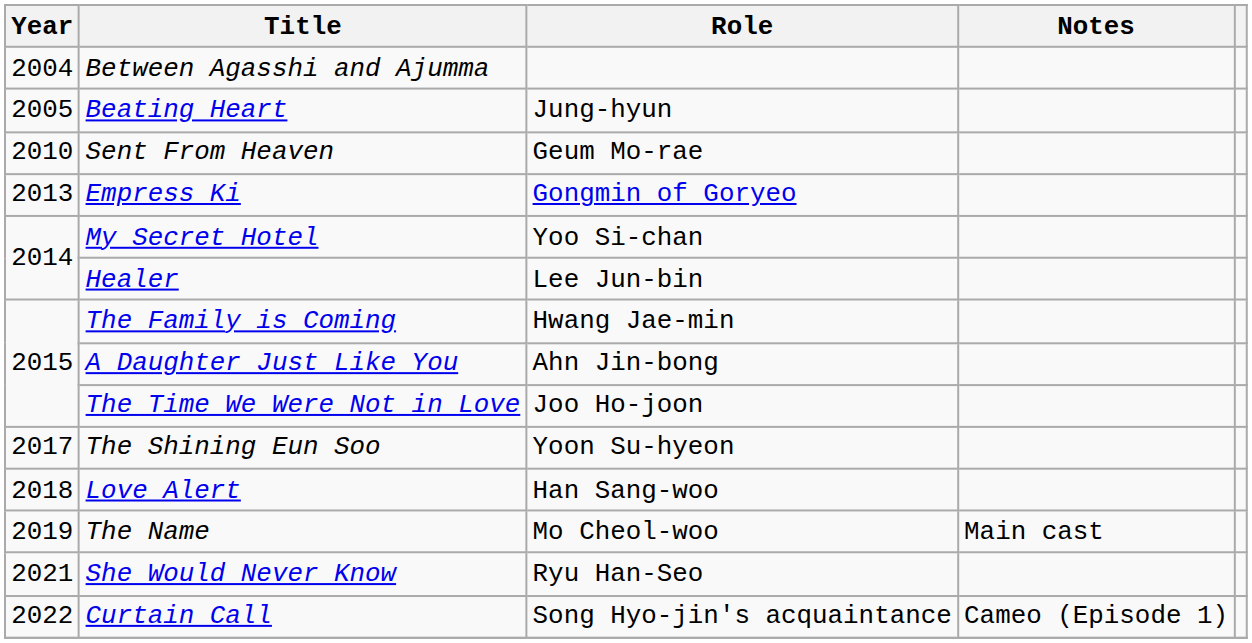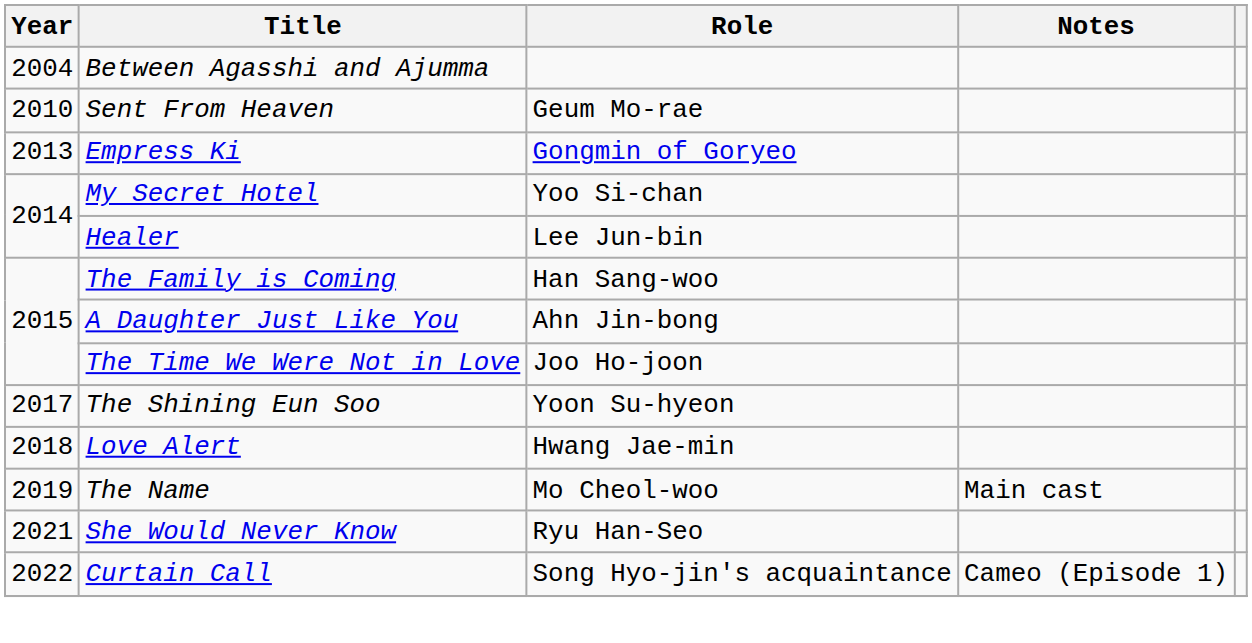- row: (187, 110)
(634, 321) Hwang Jae-min -> (626, 279) Han Sang-woo
(626, 490) Han Sang-woo -> (634, 448) Hwang Jae-min
